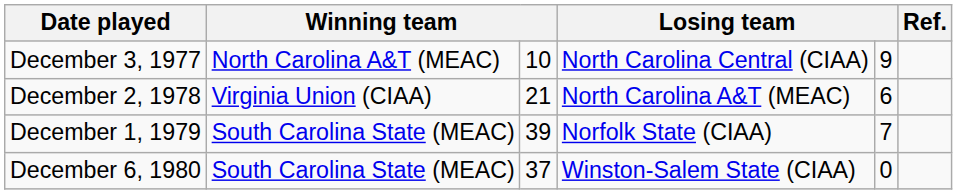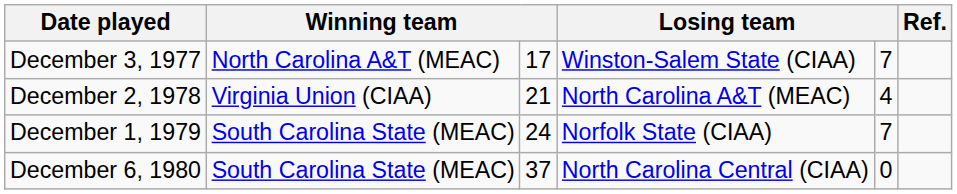(538, 59) 10 -> (538, 59) 17
(715, 59) North Carolina Central (CIAA) -> (709, 59) Winston-Salem State (CIAA)
(886, 59) 9 -> (886, 59) 7
(886, 96) 6 -> (886, 96) 4
(538, 133) 39 -> (538, 133) 24
(709, 170) Winston-Salem State (CIAA) -> (715, 170) North Carolina Central (CIAA)
